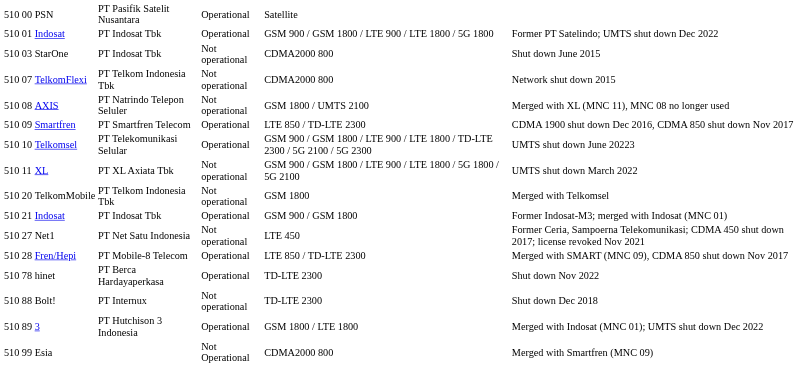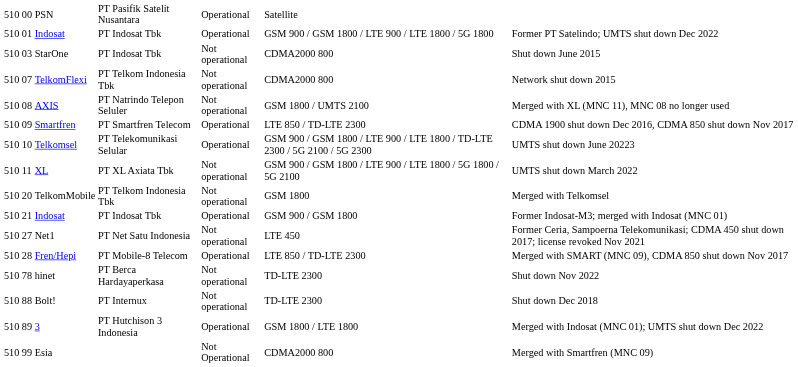(225, 275) Operational -> (224, 275) Not operational
